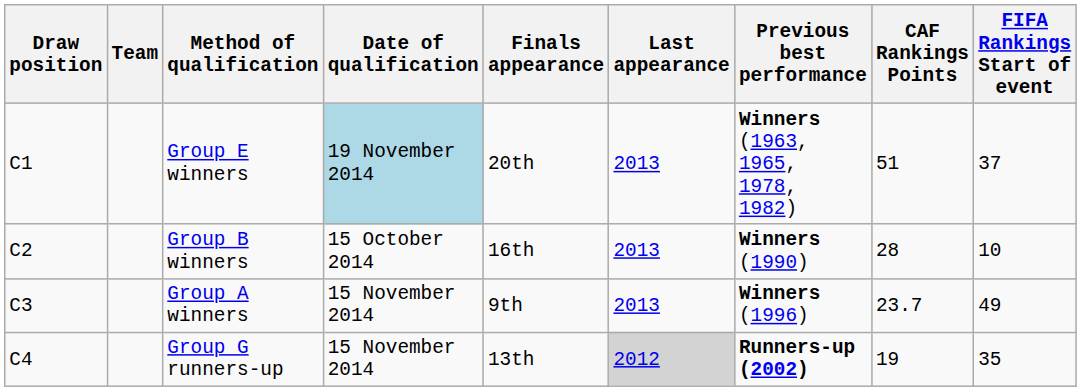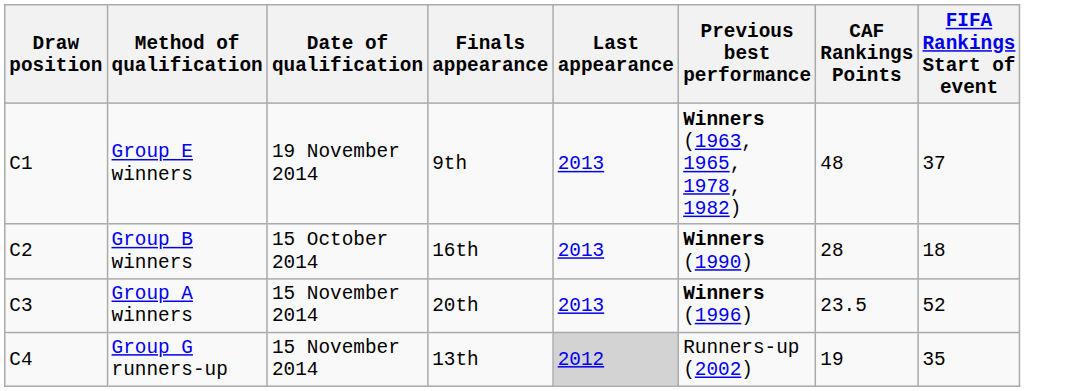- column: (135, 54)
(392, 164) lightblue background -> (336, 164) no background
(511, 164) 20th -> (450, 164) 9th
(888, 164) 51 -> (832, 164) 48
(990, 251) 10 -> (934, 251) 18
(505, 305) 9th -> (455, 305) 20th
(899, 305) 23.7 -> (844, 305) 23.5
(990, 305) 49 -> (934, 305) 52
(797, 359) bold -> (741, 359) normal
